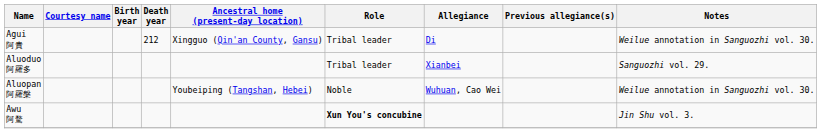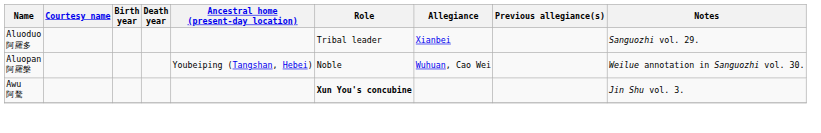- row: (16, 39)
